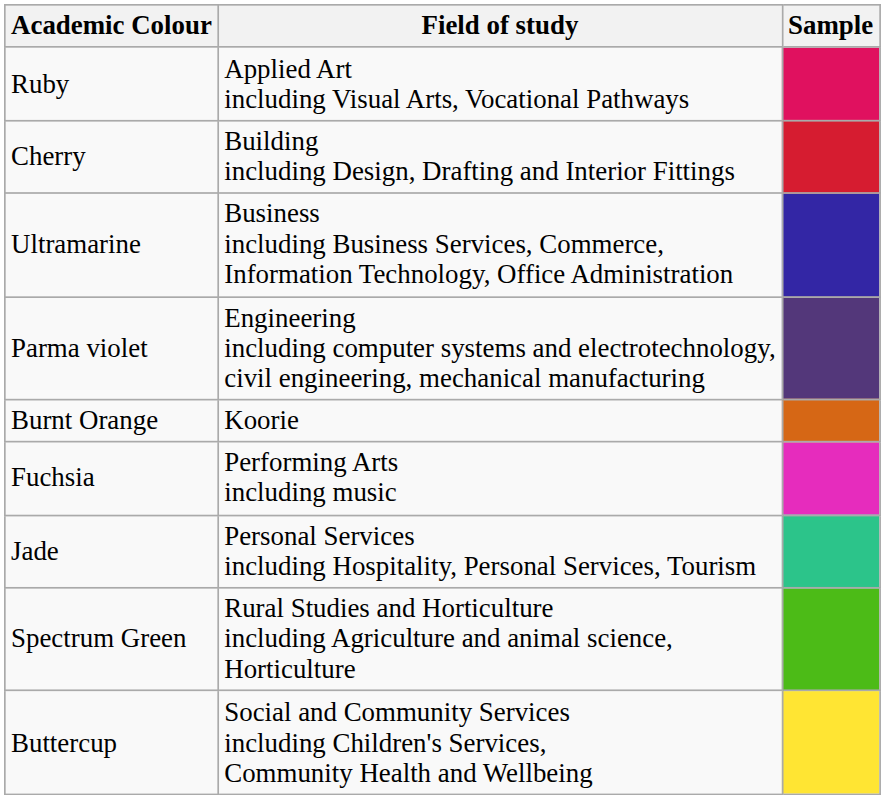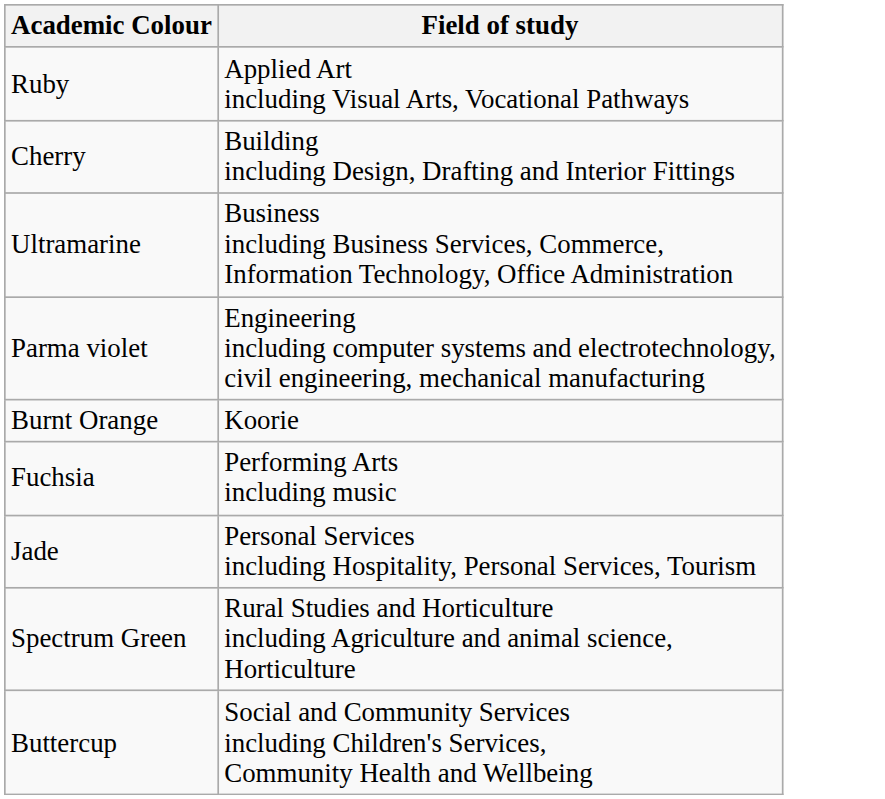- column: (831, 25)
